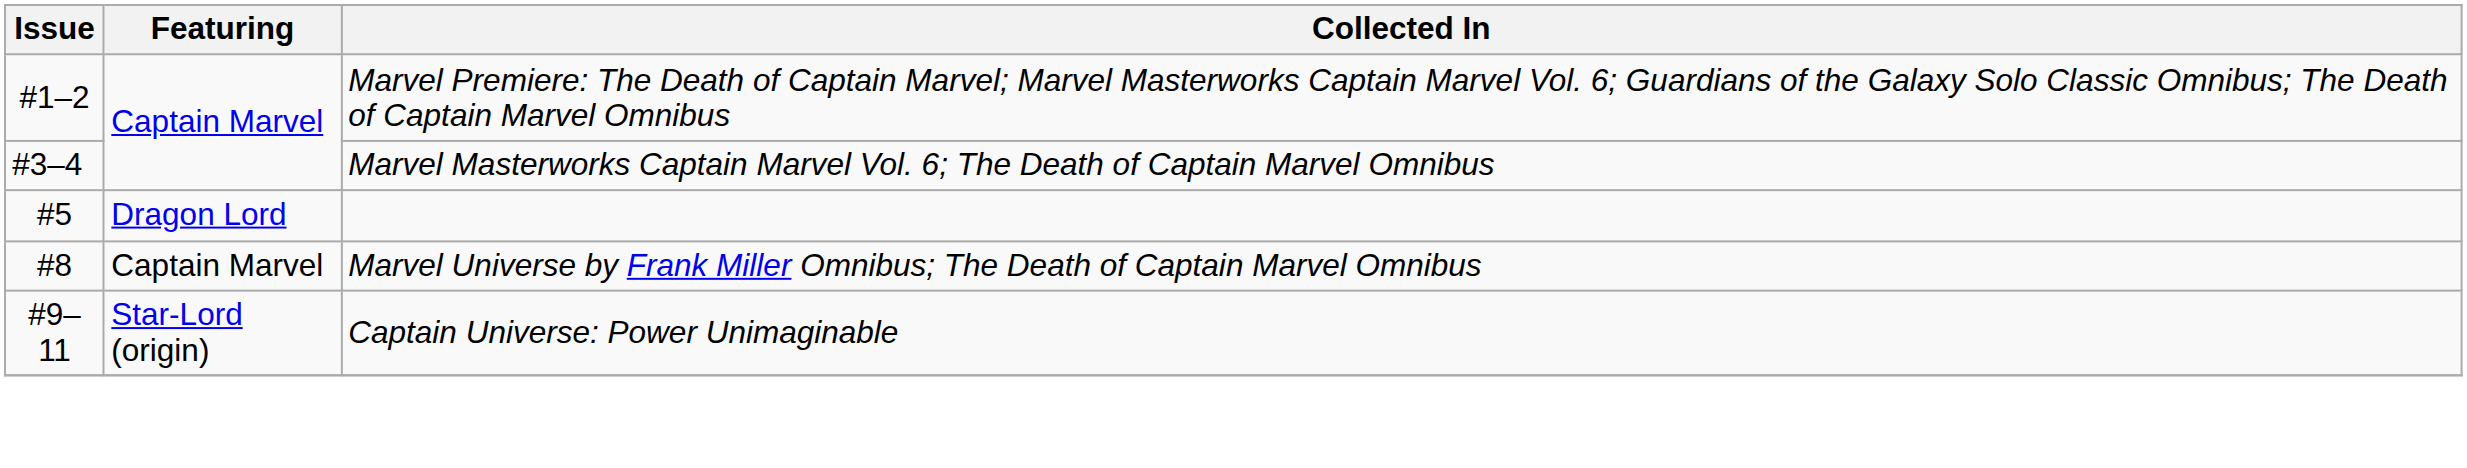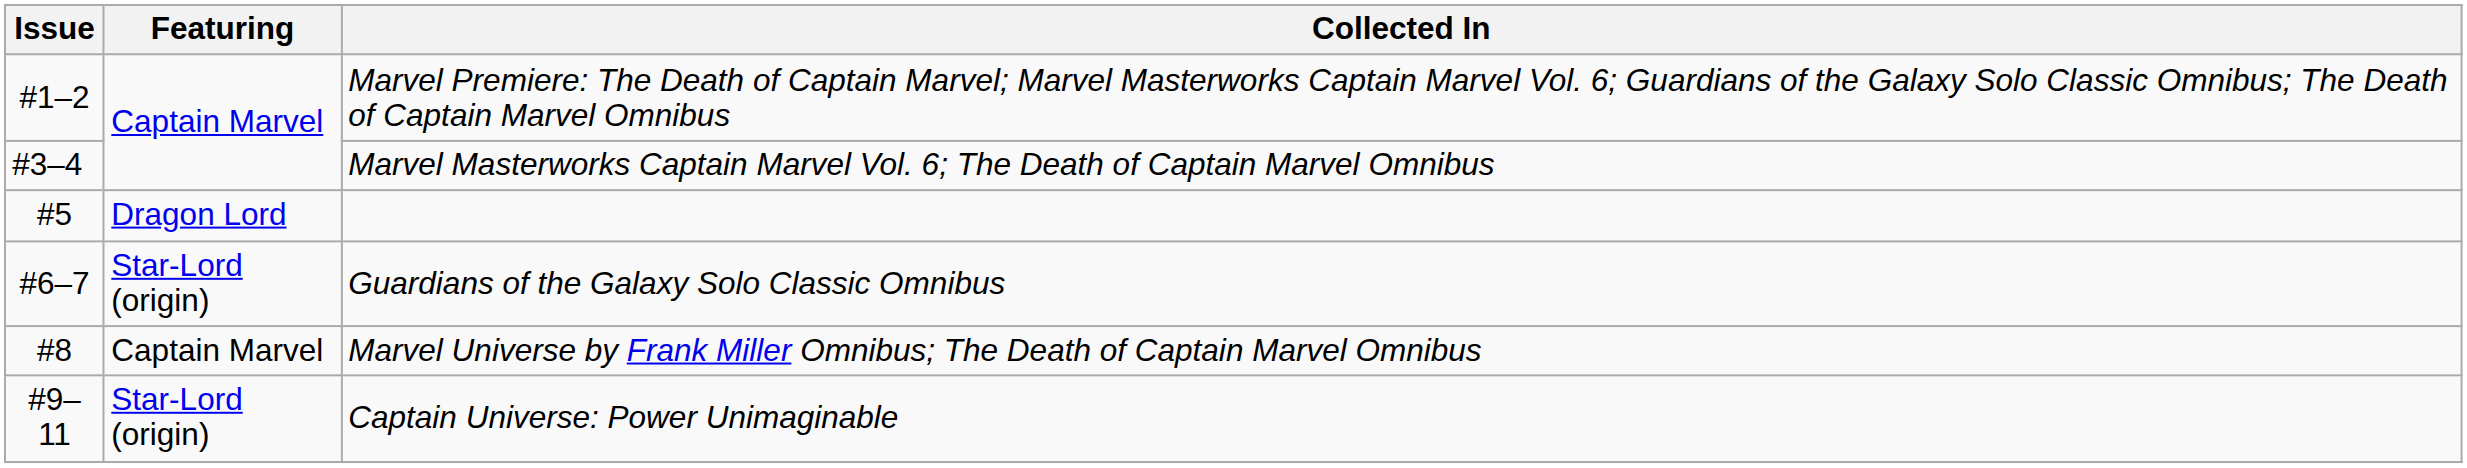+ row: (55, 282)
